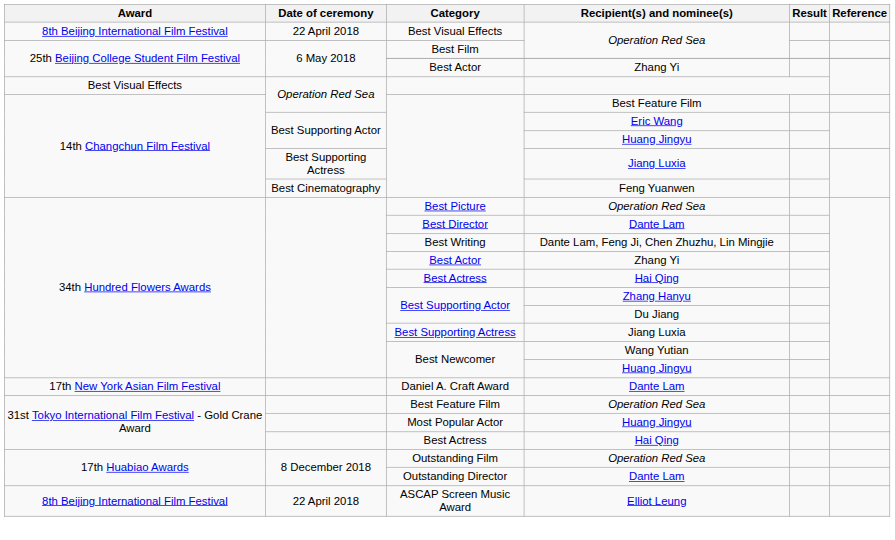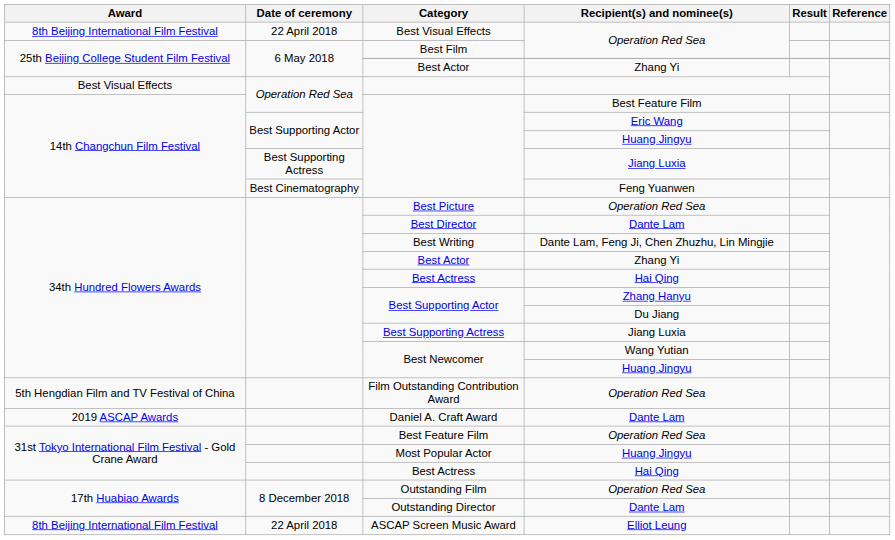+ row: (444, 393)
(135, 386) 17th New York Asian Film Festival -> (125, 417) 2019 ASCAP Awards
